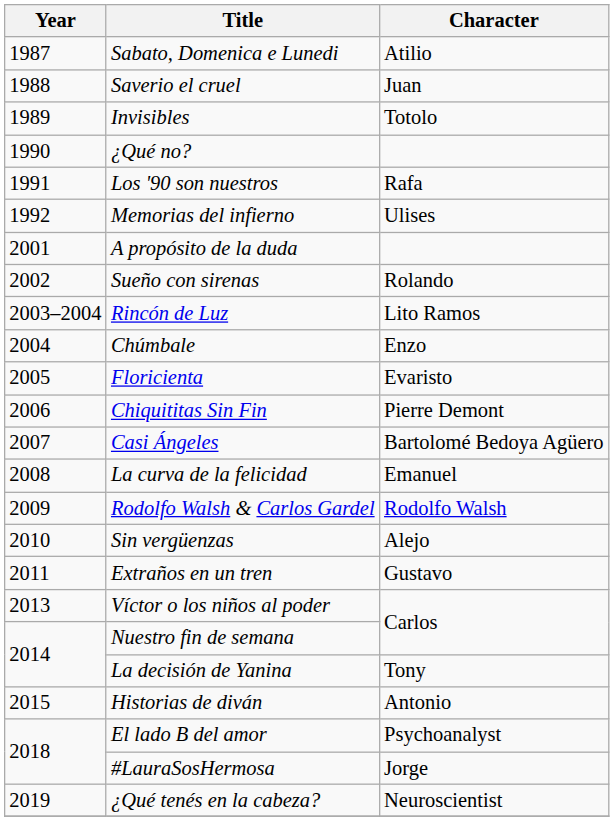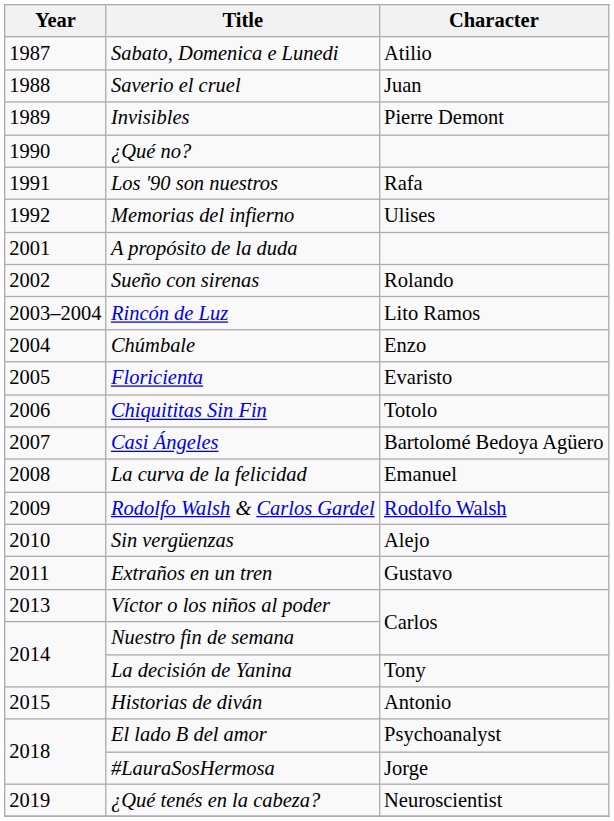(411, 118) Totolo -> (444, 118) Pierre Demont
(444, 410) Pierre Demont -> (411, 410) Totolo
